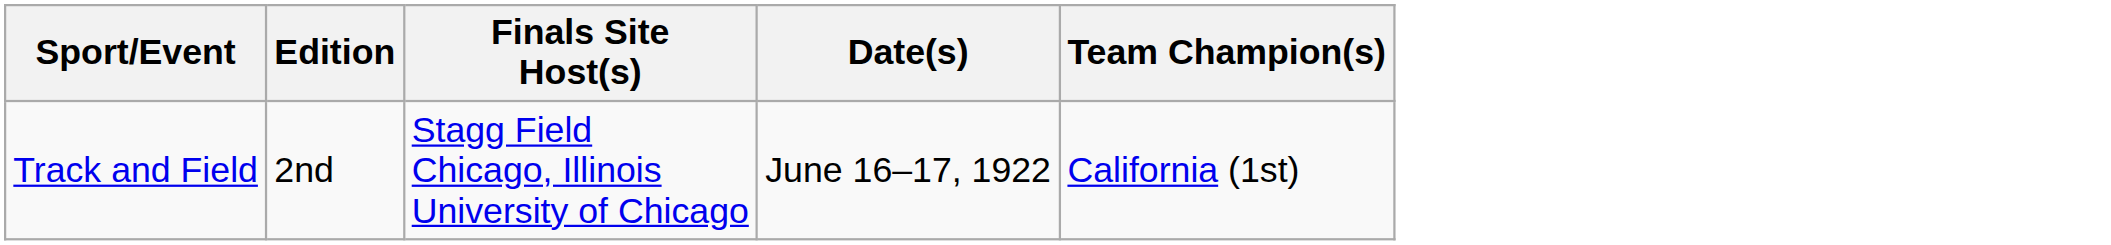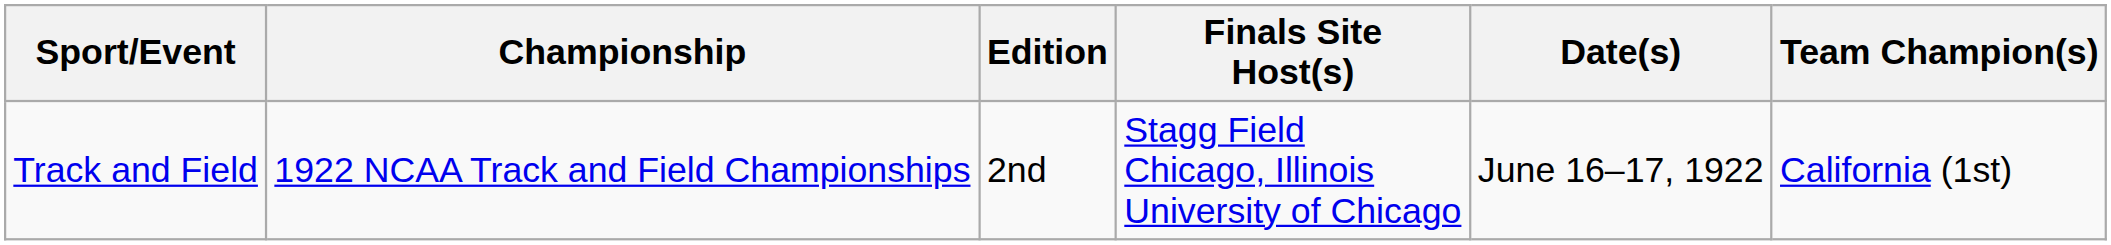+ column: (622, 52)
